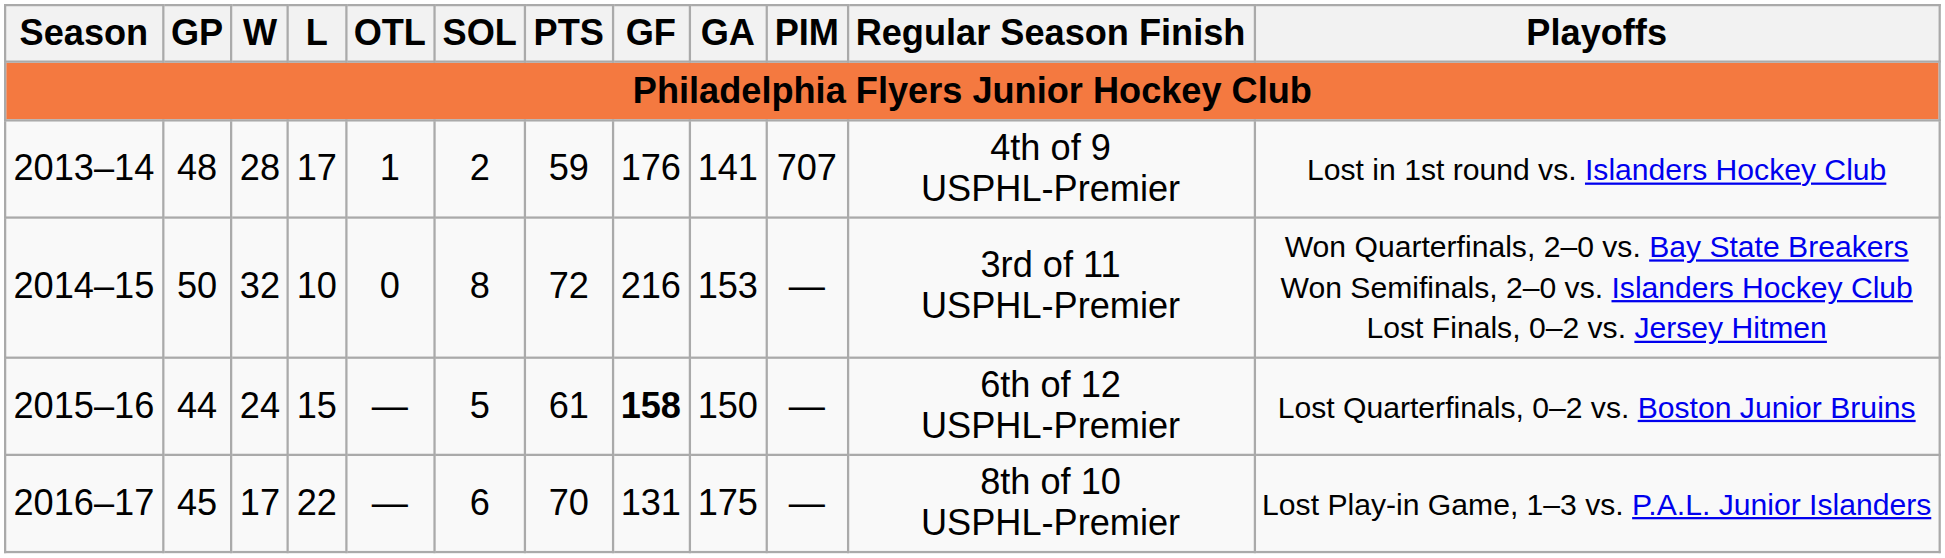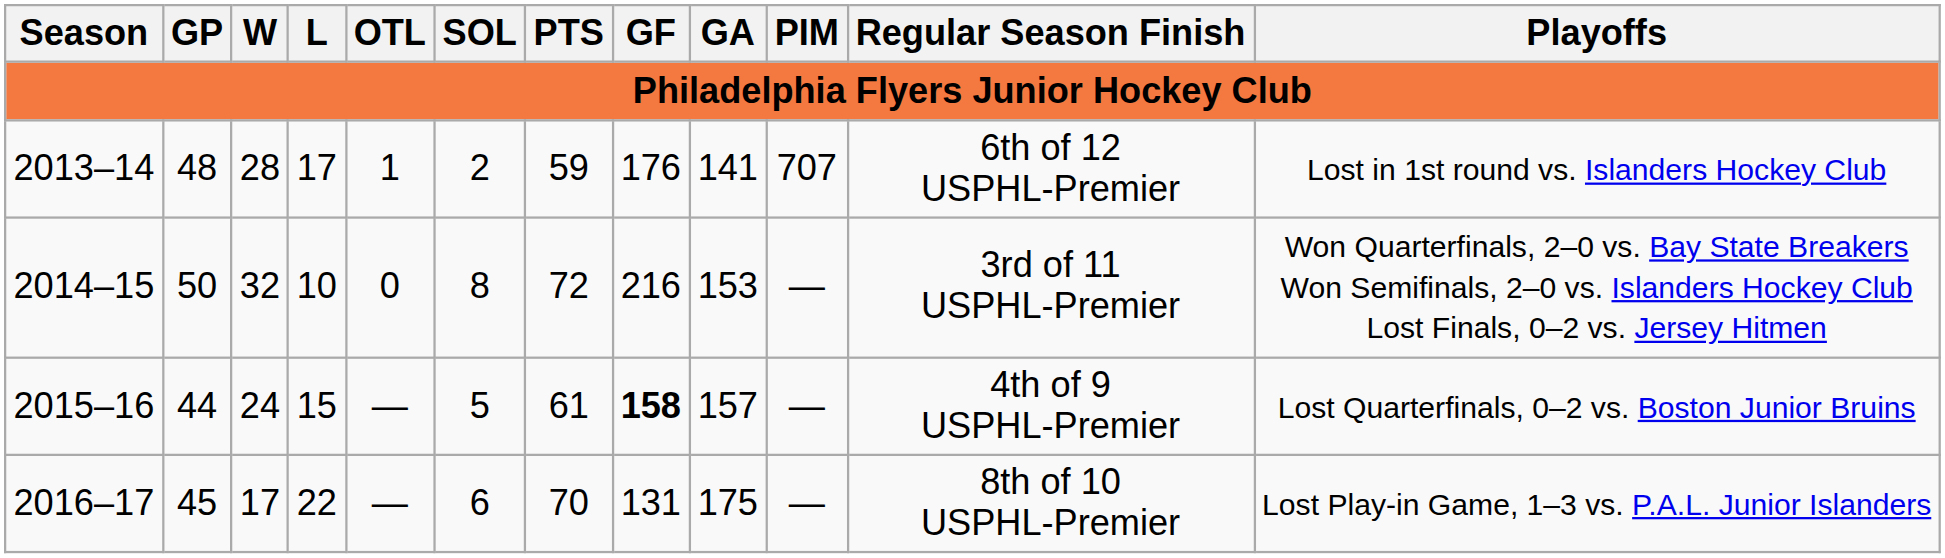(1051, 168) 4th of 9 USPHL-Premier -> (1051, 168) 6th of 12 USPHL-Premier
(728, 404) 150 -> (728, 404) 157
(1051, 404) 6th of 12 USPHL-Premier -> (1051, 404) 4th of 9 USPHL-Premier
